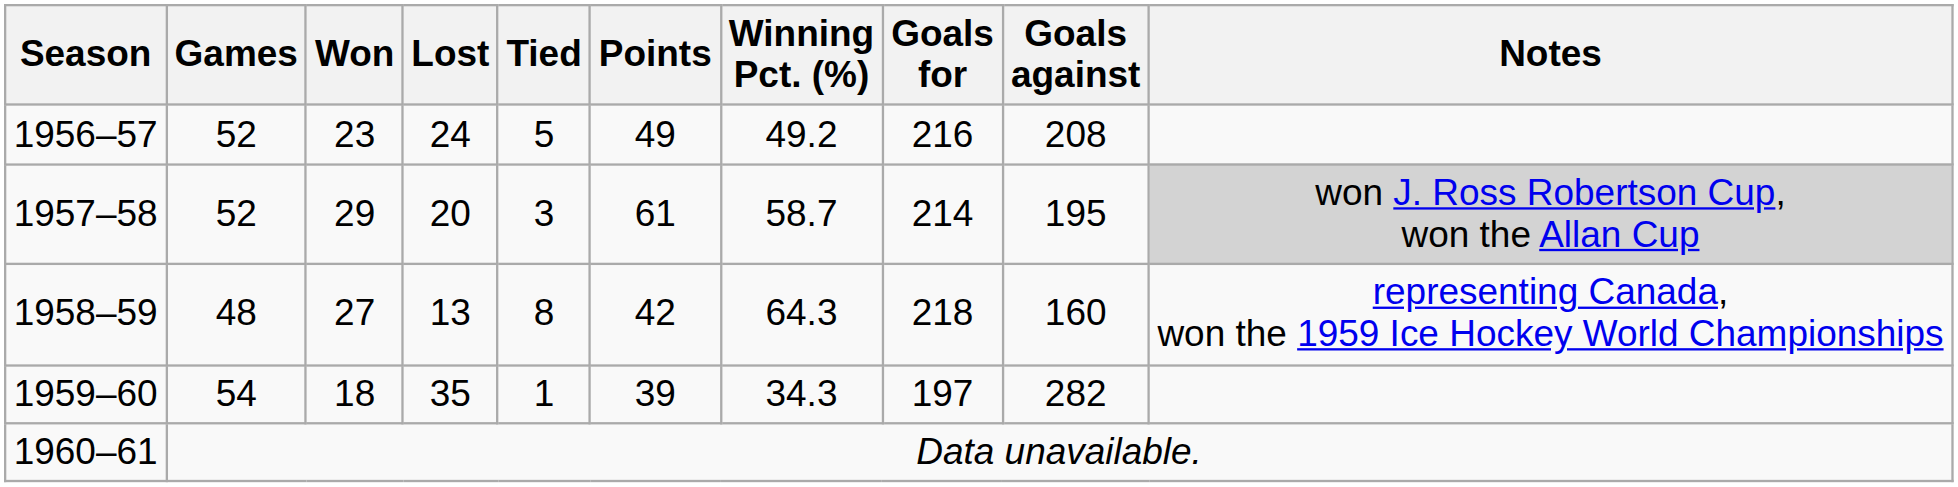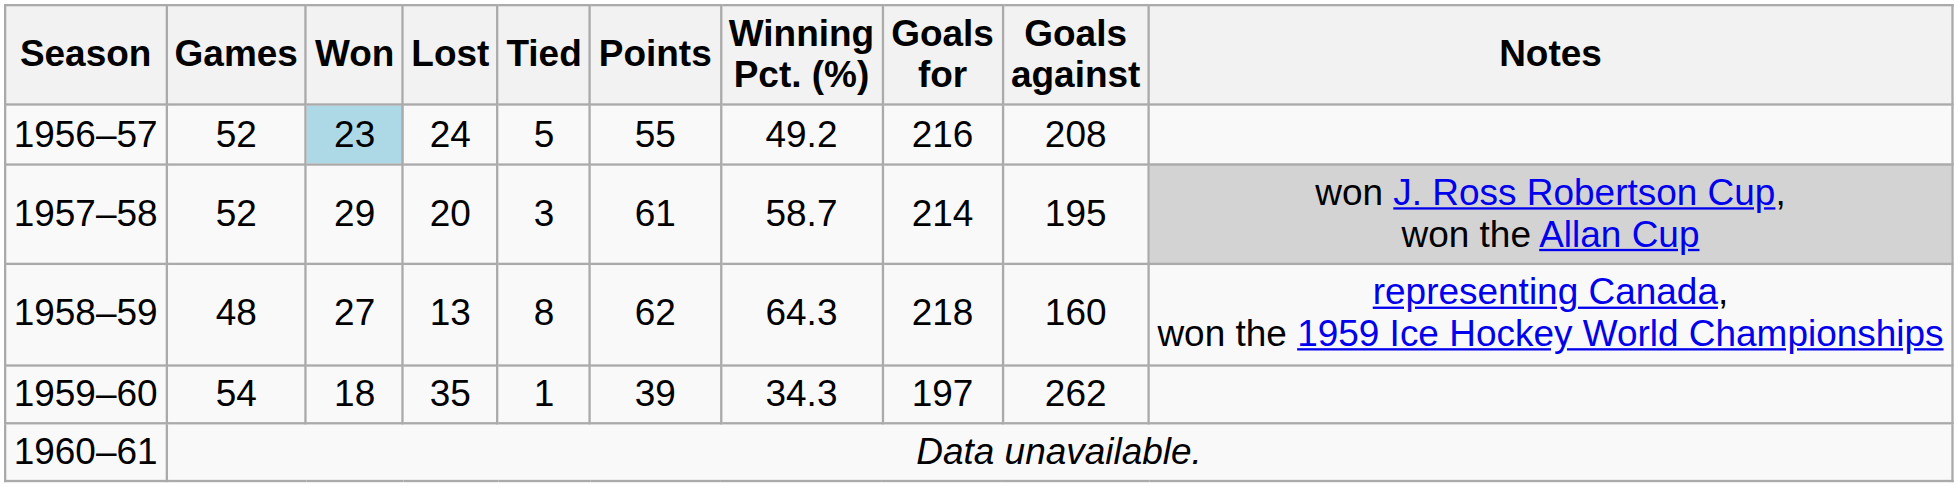(355, 134) no background -> (355, 134) lightblue background
(655, 134) 49 -> (655, 134) 55
(655, 313) 42 -> (655, 313) 62
(1076, 393) 282 -> (1076, 393) 262
